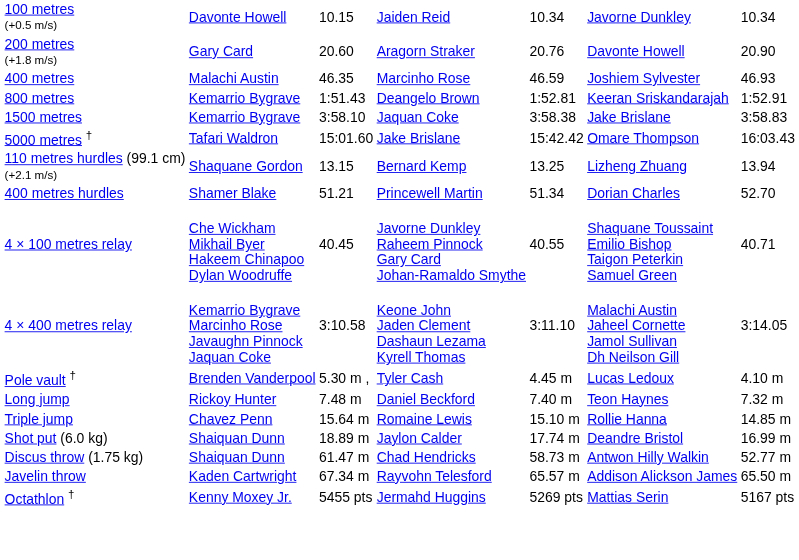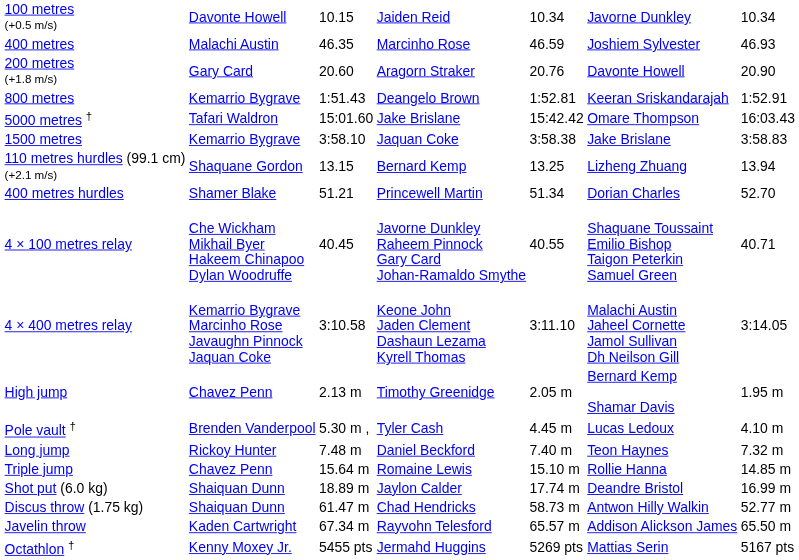rows swapped: (39, 52) <-> (39, 79)
rows swapped: (43, 117) <-> (48, 138)
+ row: (36, 392)
